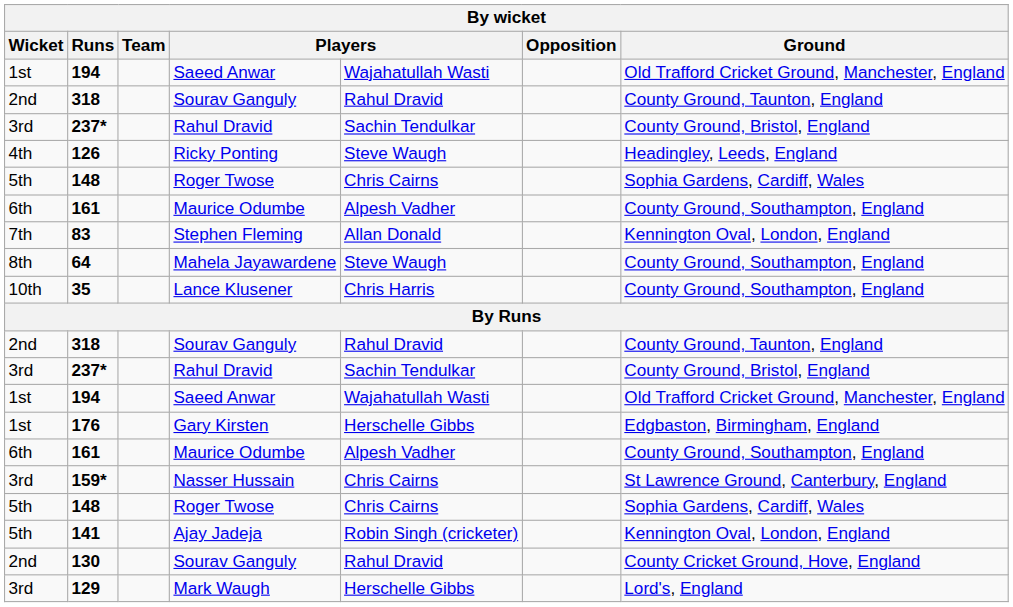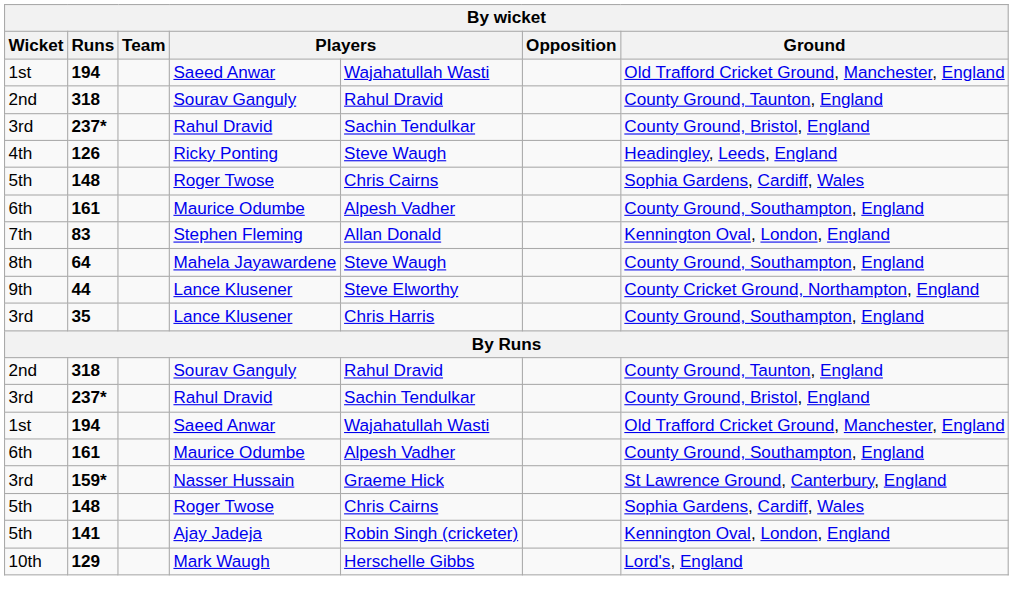+ row: (81, 289)
(25, 289) 10th -> (21, 316) 3rd
- row: (86, 425)
(391, 479) Chris Cairns -> (394, 479) Graeme Hick
- row: (86, 561)
(21, 588) 3rd -> (25, 561) 10th
